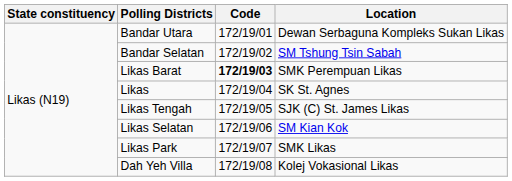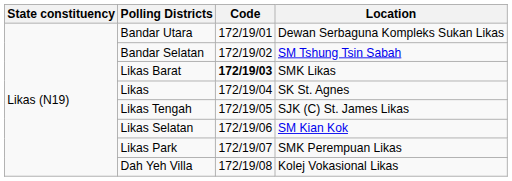(340, 71) SMK Perempuan Likas -> (307, 71) SMK Likas
(307, 147) SMK Likas -> (340, 147) SMK Perempuan Likas
